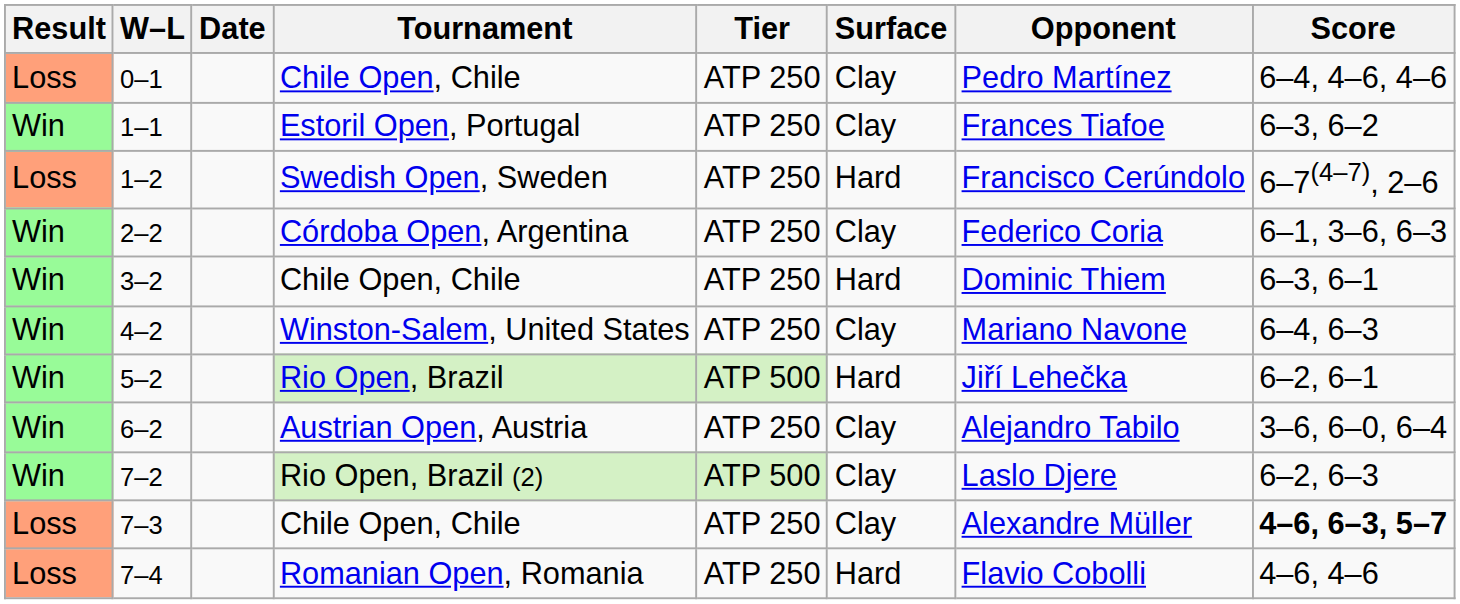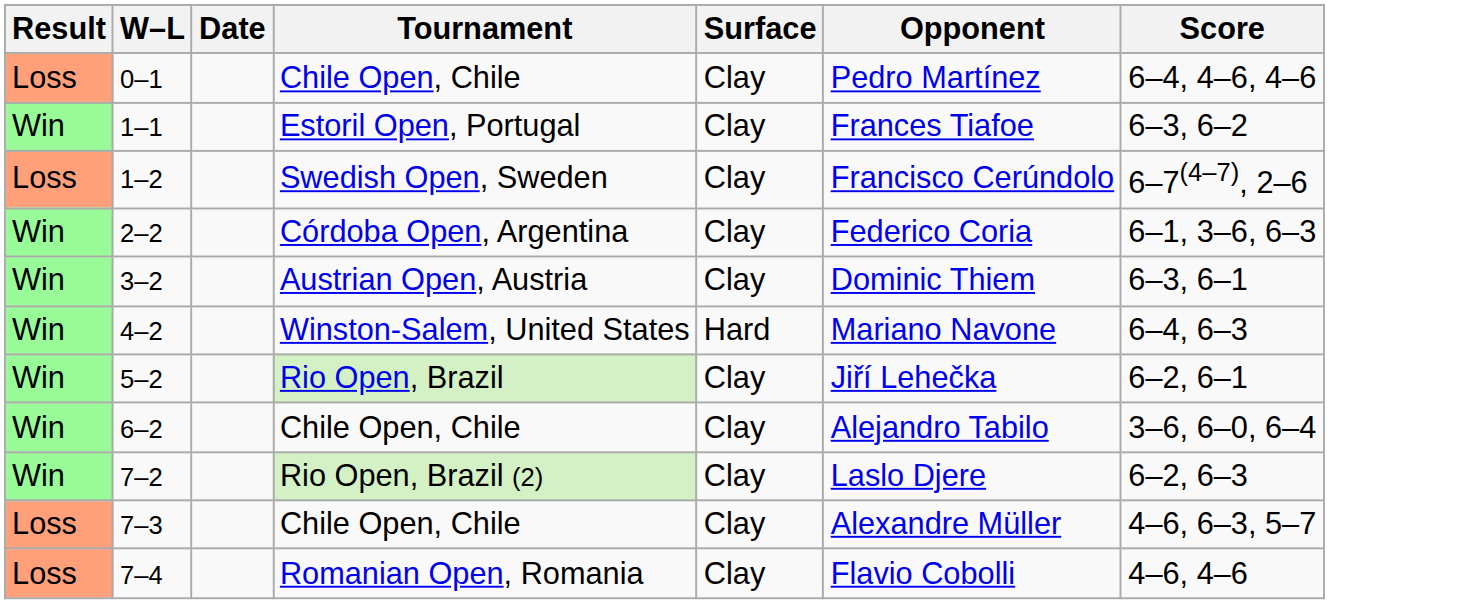- column: (762, 28)
(868, 179) Hard -> (735, 179) Clay
(400, 280) Chile Open, Chile -> (434, 280) Austrian Open, Austria
(868, 280) Hard -> (735, 280) Clay
(865, 329) Clay -> (737, 329) Hard
(868, 378) Hard -> (735, 378) Clay
(434, 426) Austrian Open, Austria -> (400, 426) Chile Open, Chile
(1353, 524) bold -> (1222, 524) normal
(868, 573) Hard -> (735, 573) Clay
